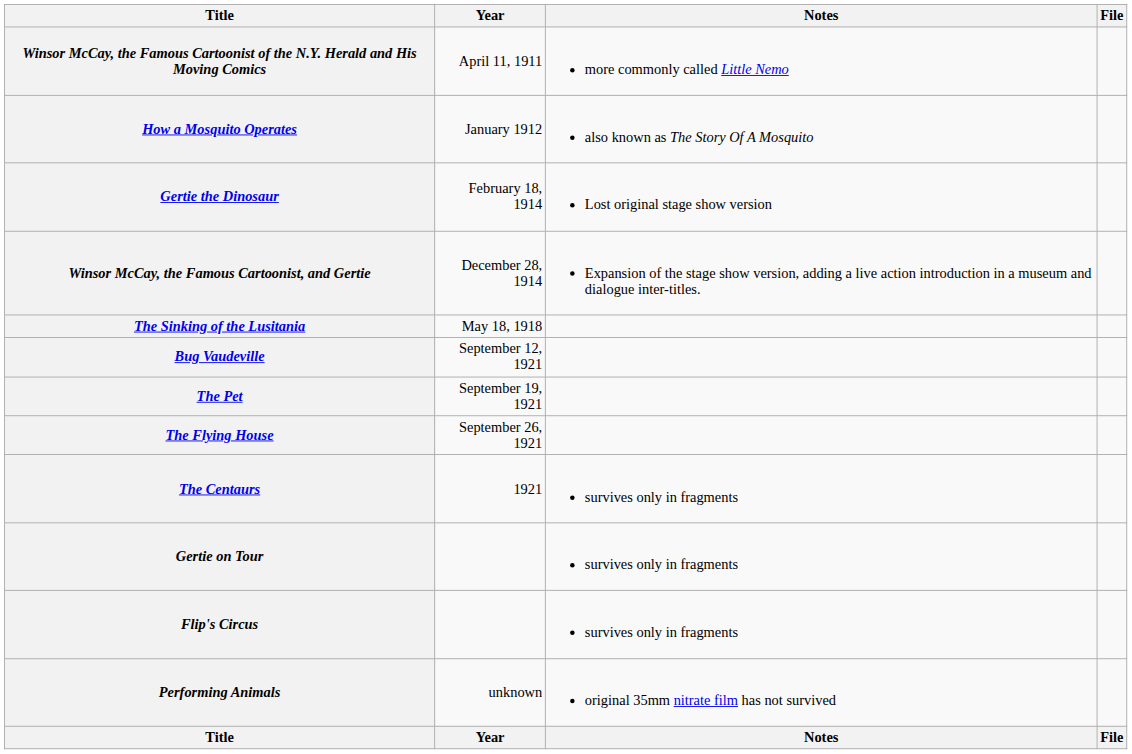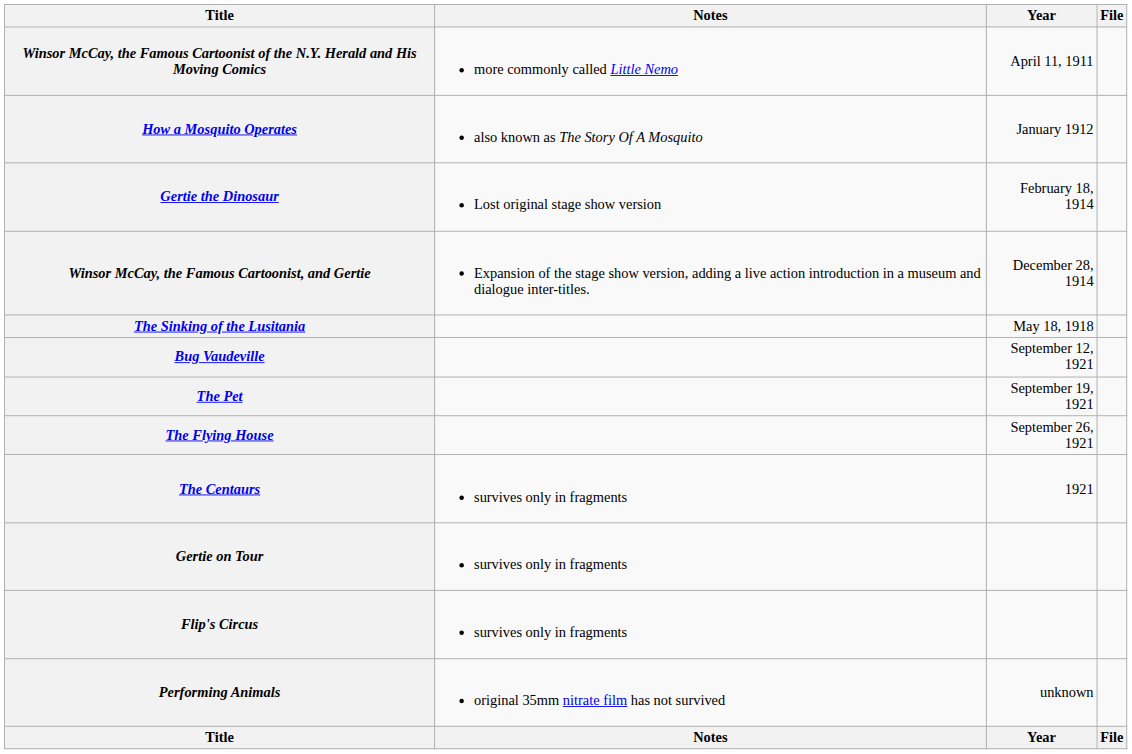columns swapped: (490, 15) <-> (821, 15)
